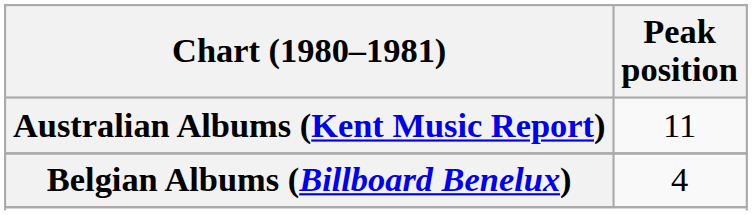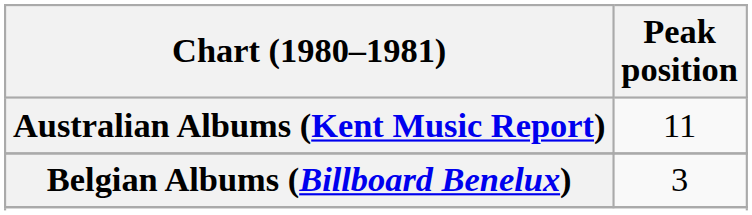(680, 179) 4 -> (680, 179) 3
